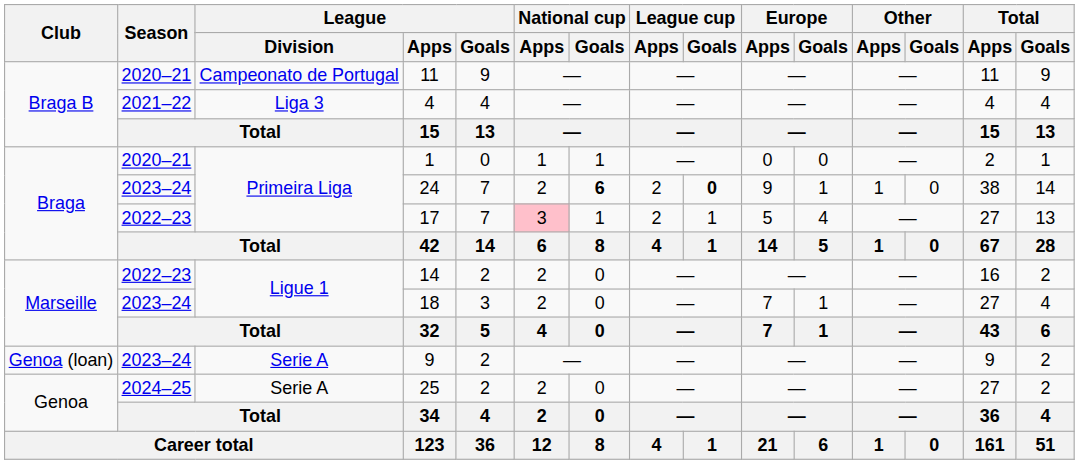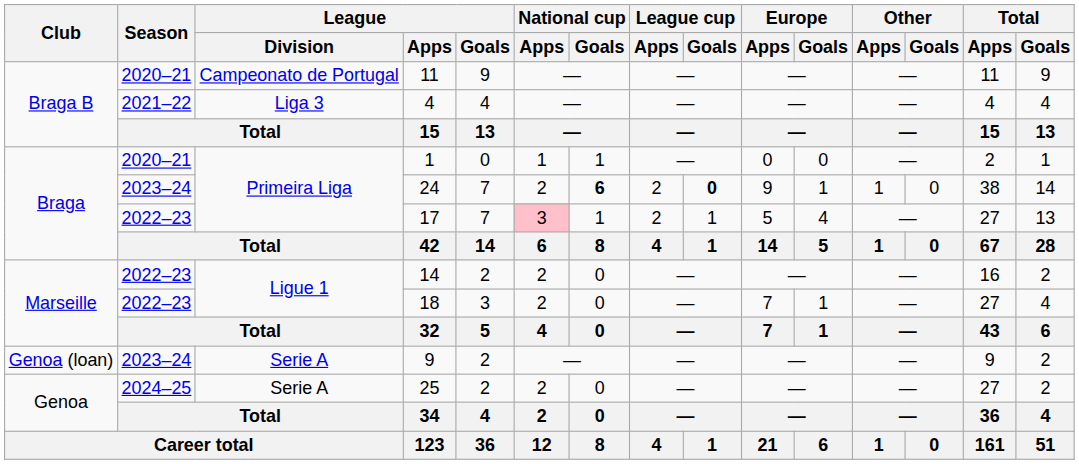(156, 302) 2023–24 -> (156, 302) 2022–23
